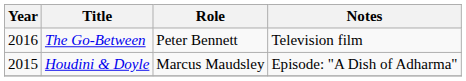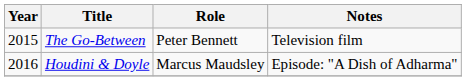(23, 40) 2016 -> (23, 40) 2015
(23, 64) 2015 -> (23, 64) 2016
